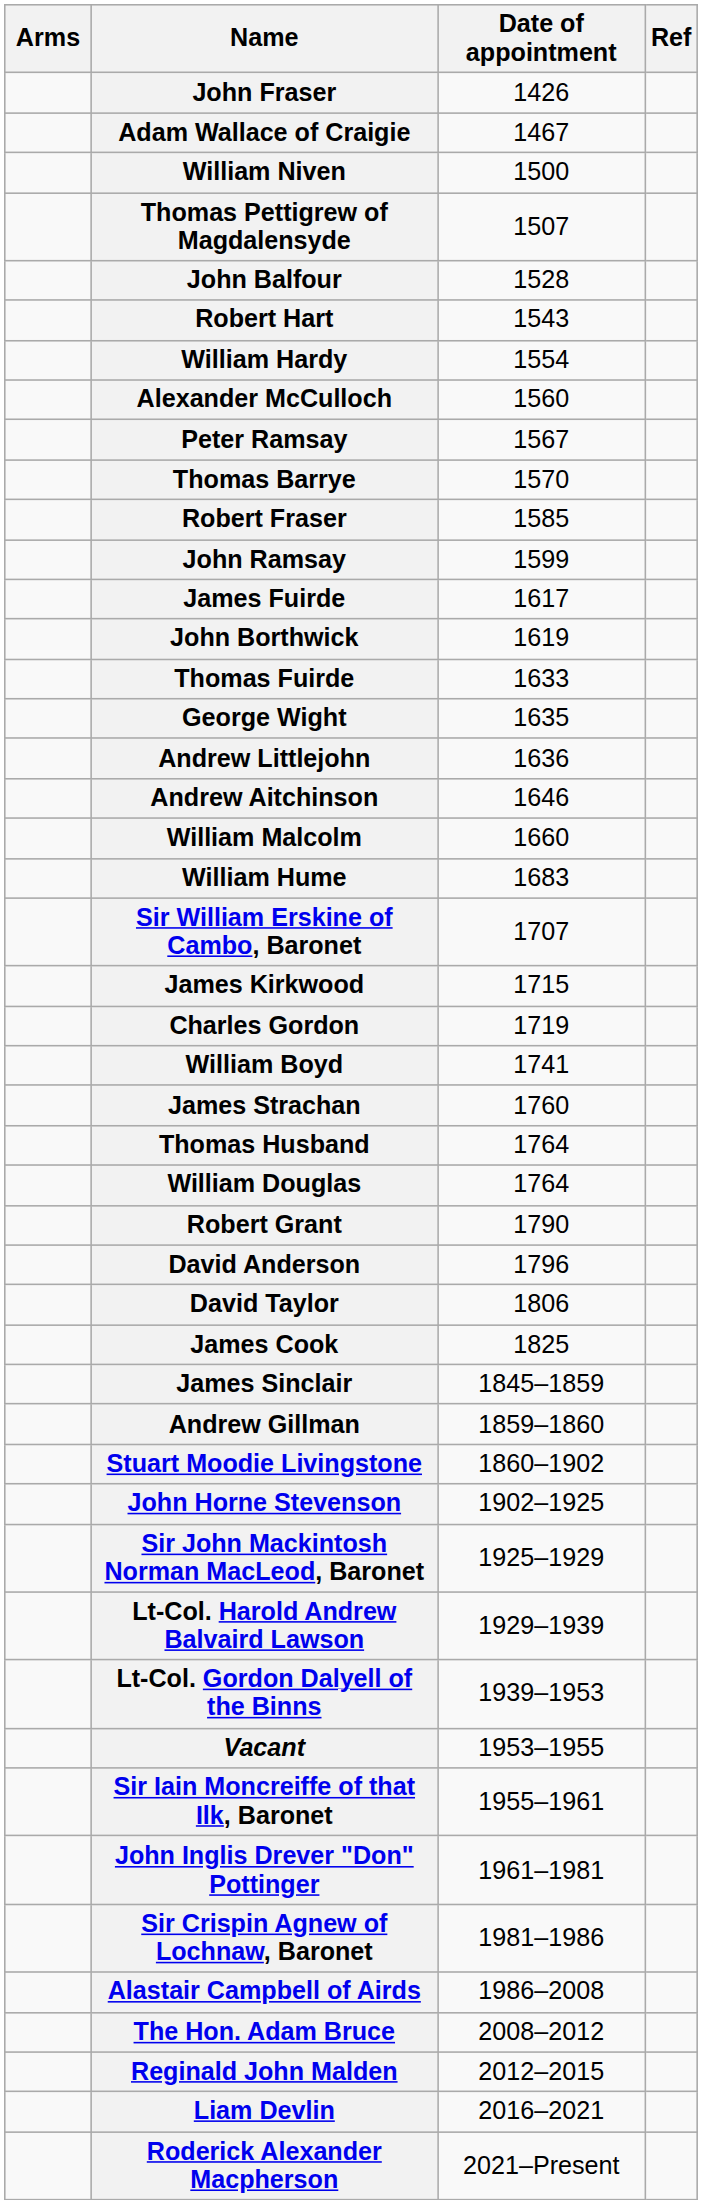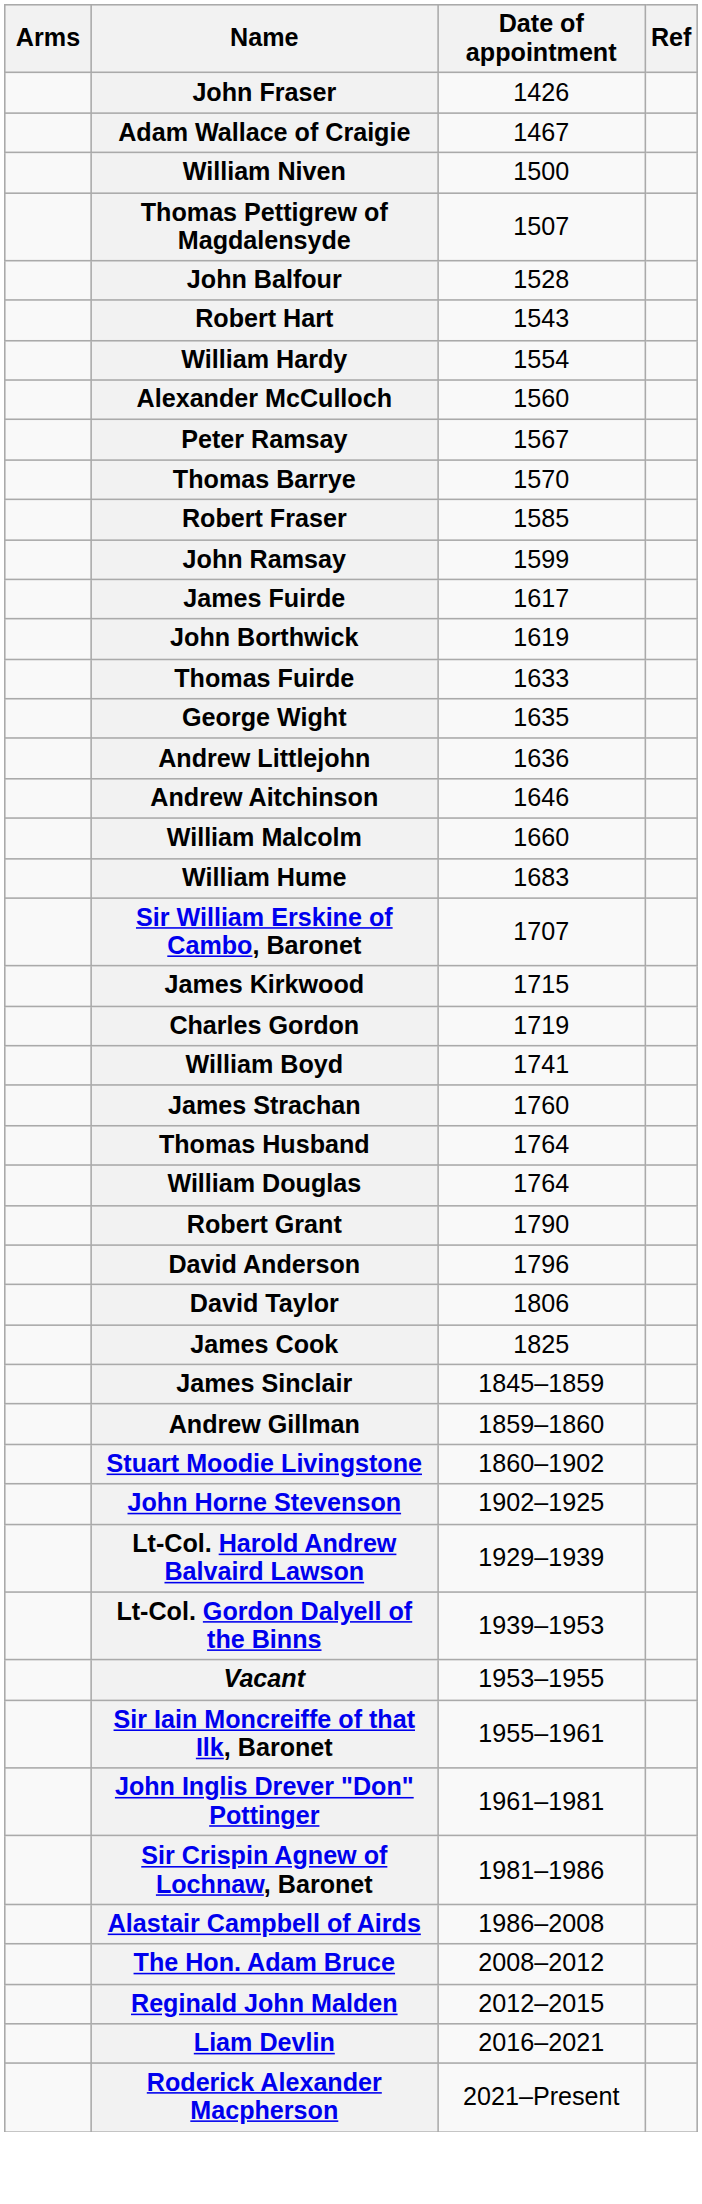- row: (264, 1557)
